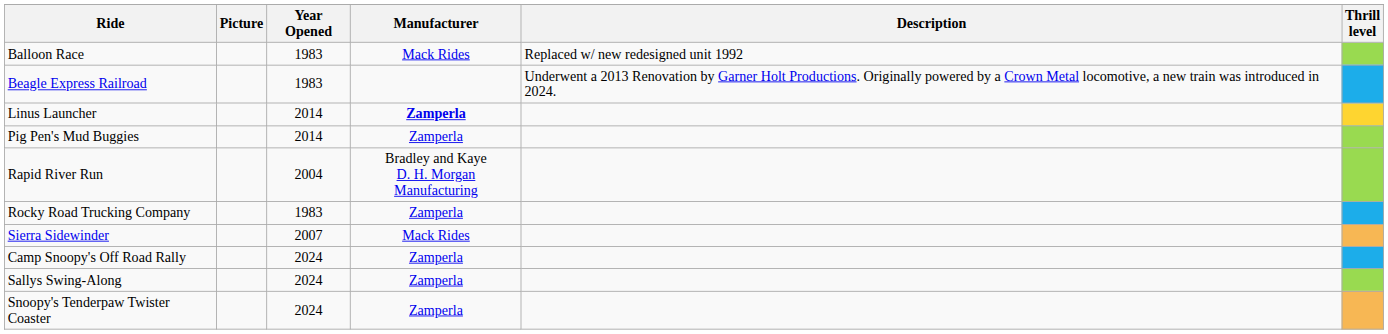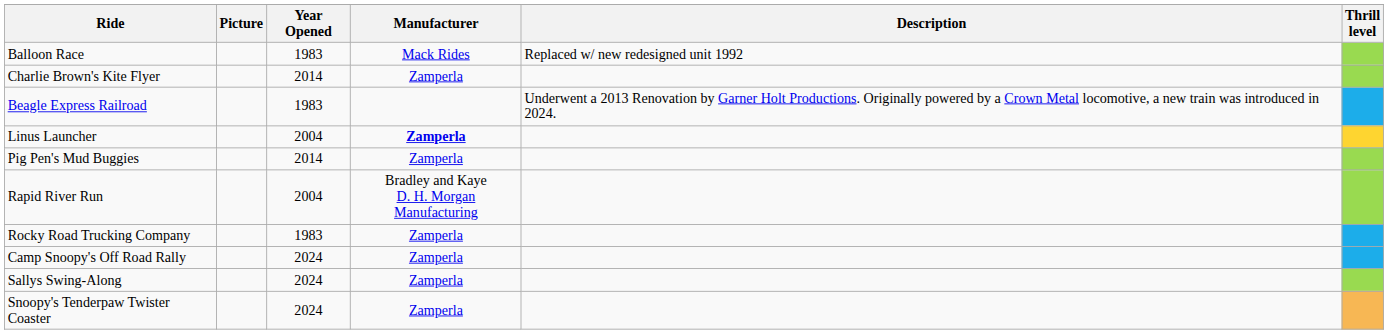+ row: (84, 76)
(308, 114) 2014 -> (308, 136) 2004
- row: (58, 235)
